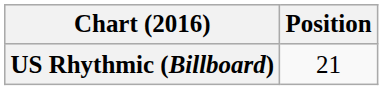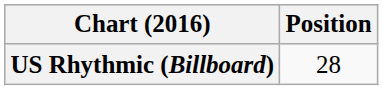(329, 63) 21 -> (329, 63) 28
